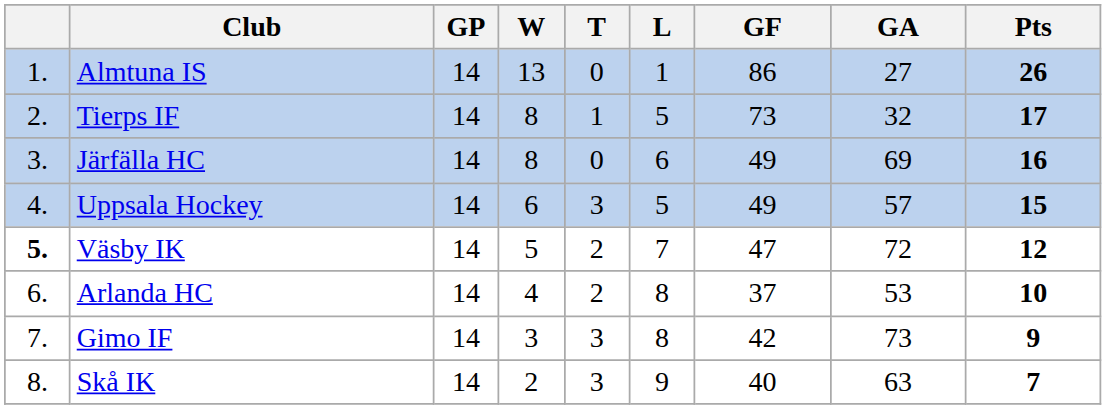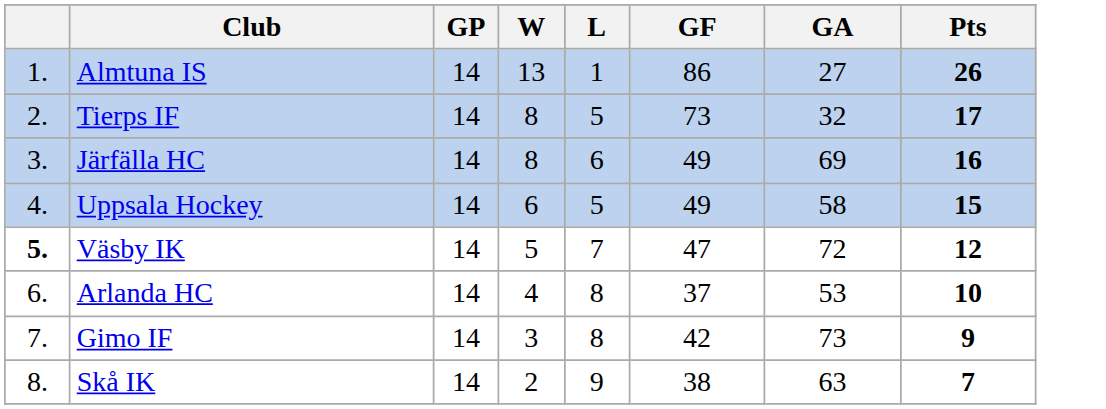- column: (597, 26)
(898, 204) 57 -> (833, 204) 58
(763, 381) 40 -> (697, 381) 38
